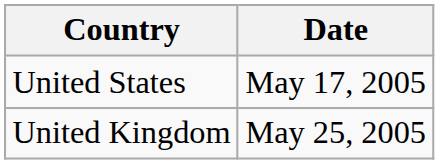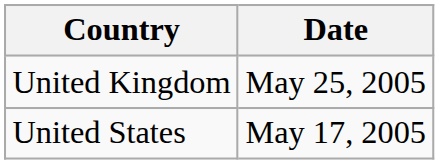rows swapped: (99, 81) <-> (122, 132)
